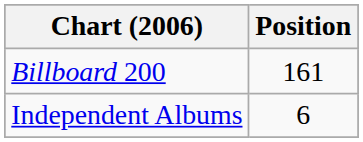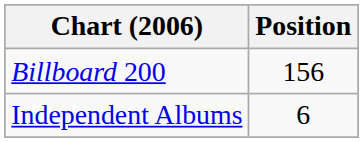(303, 70) 161 -> (303, 70) 156
